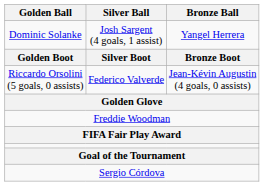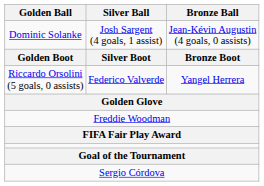(213, 35) Yangel Herrera -> (213, 35) Jean-Kévin Augustin (4 goals, 0 assists)
(213, 79) Jean-Kévin Augustin (4 goals, 0 assists) -> (213, 79) Yangel Herrera
